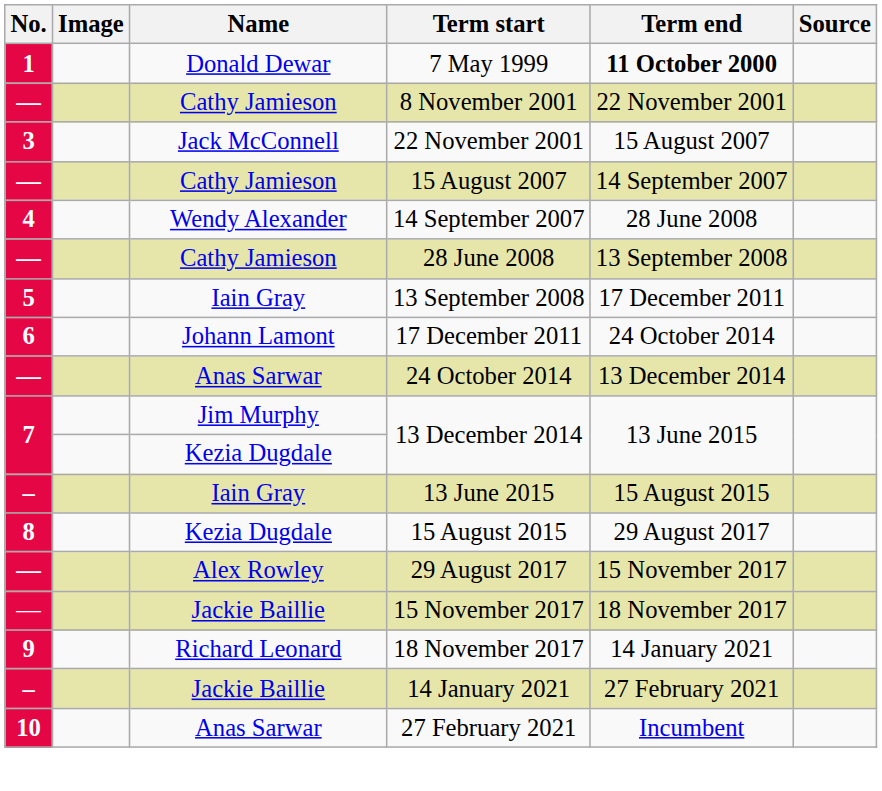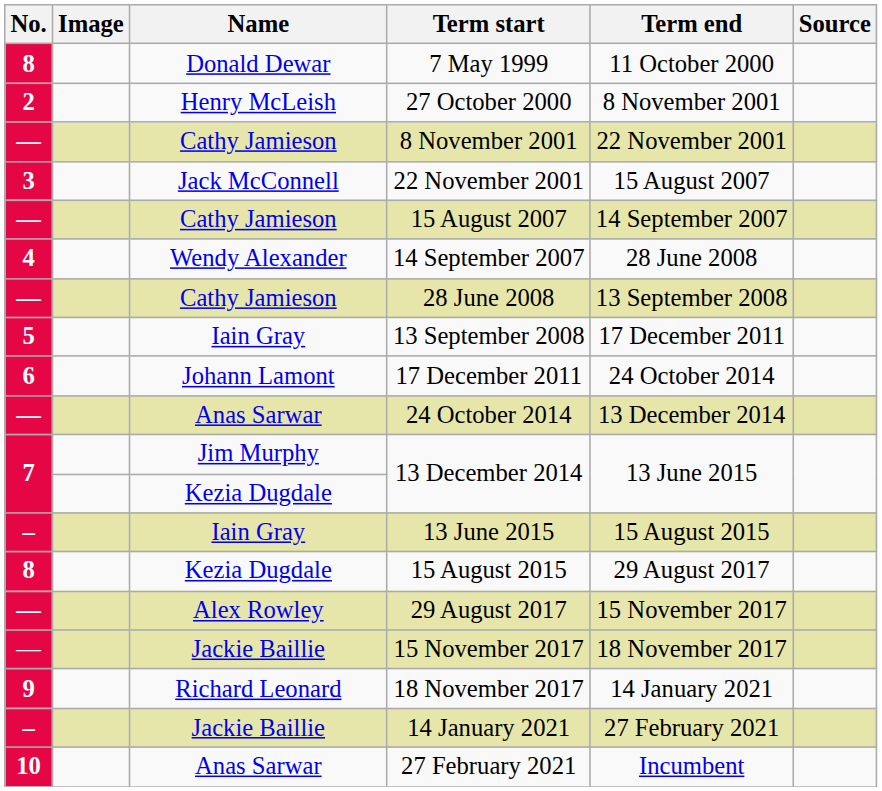(29, 63) 1 -> (29, 63) 8
(692, 63) bold -> (692, 63) normal
+ row: (258, 102)
